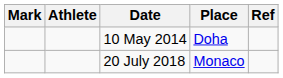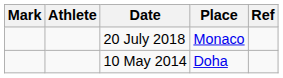rows swapped: (145, 38) <-> (144, 61)
